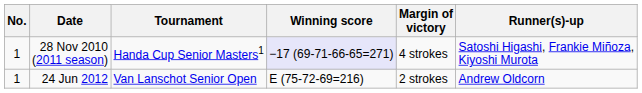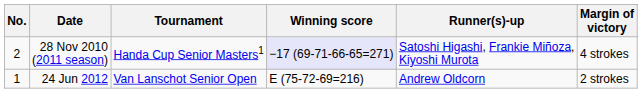columns swapped: (426, 21) <-> (546, 21)
(17, 53) 1 -> (17, 53) 2
